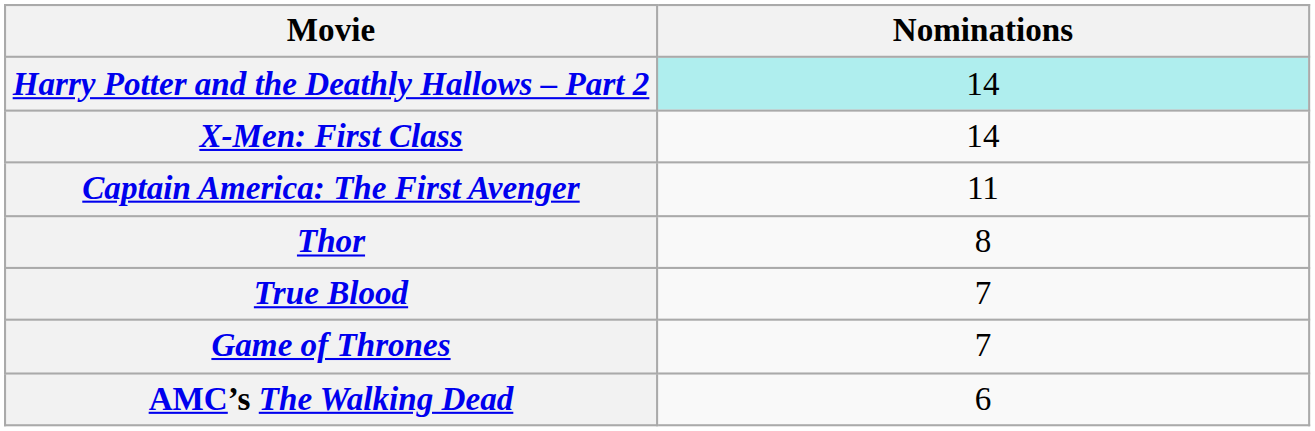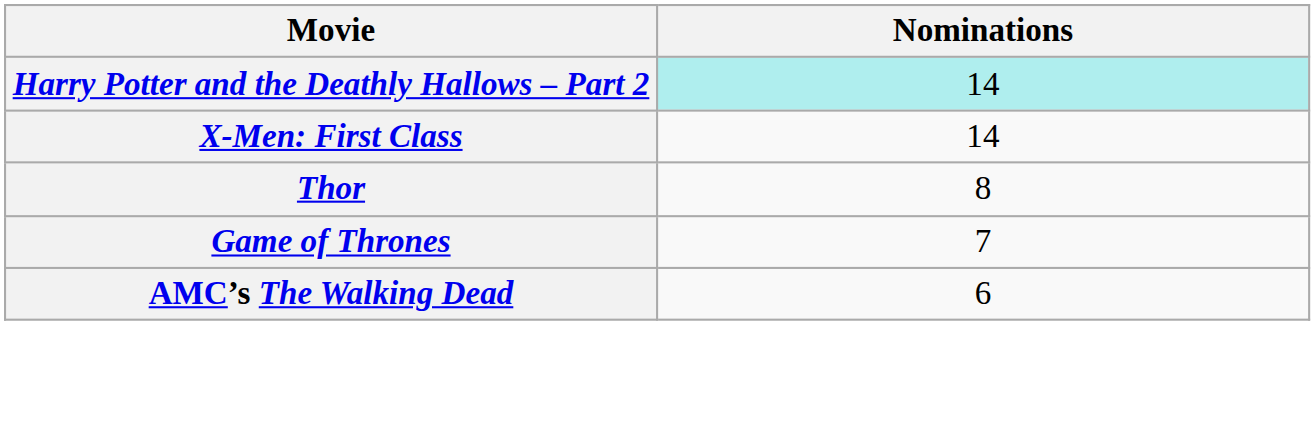- row: (331, 188)
- row: (331, 293)
